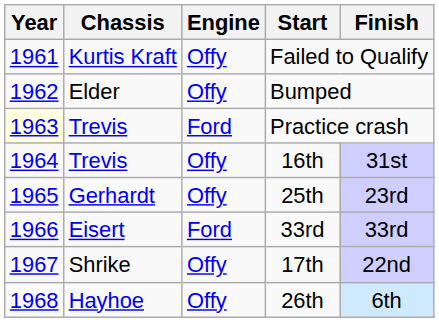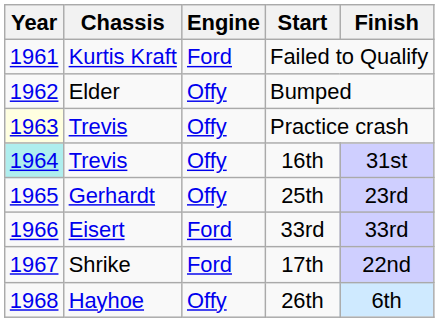(207, 57) Offy -> (209, 57) Ford
(209, 126) Ford -> (207, 126) Offy
(34, 161) no background -> (34, 161) paleturquoise background
(207, 265) Offy -> (209, 265) Ford
